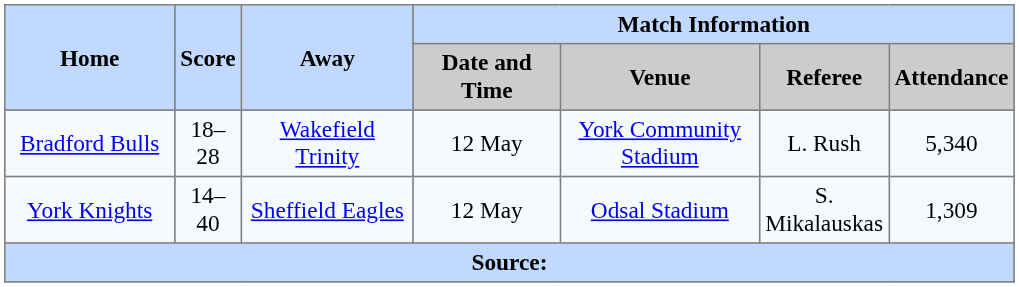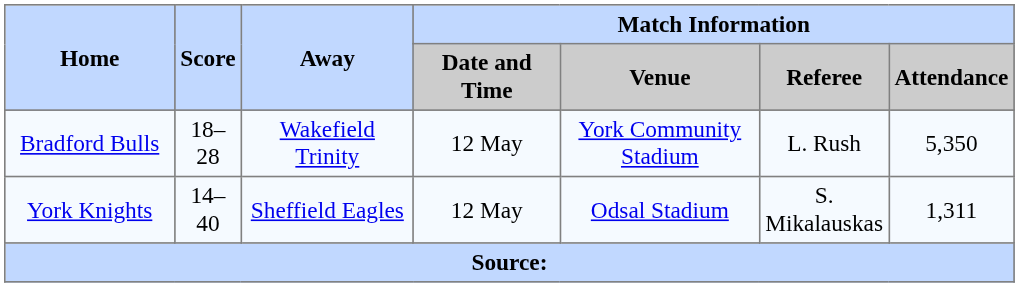(951, 143) 5,340 -> (951, 143) 5,350
(951, 209) 1,309 -> (951, 209) 1,311
